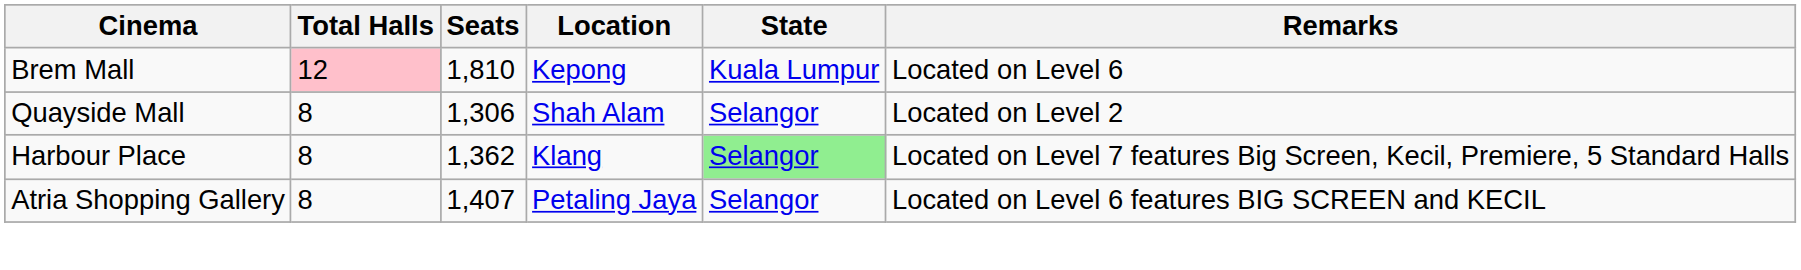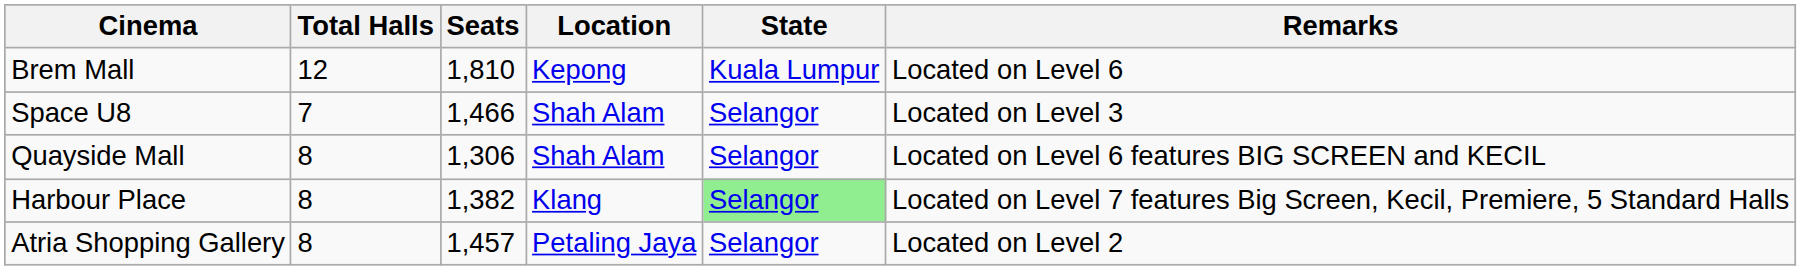(313, 69) pink background -> (313, 69) no background
+ row: (71, 112)
(1008, 112) Located on Level 2 -> (1219, 156) Located on Level 6 features BIG SCREEN and KECIL
(481, 156) 1,362 -> (481, 199) 1,382
(481, 199) 1,407 -> (481, 243) 1,457
(1219, 199) Located on Level 6 features BIG SCREEN and KECIL -> (1008, 243) Located on Level 2
